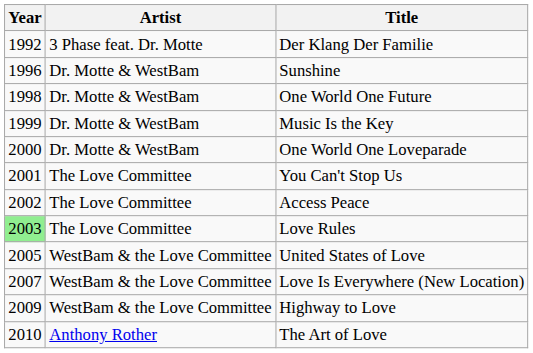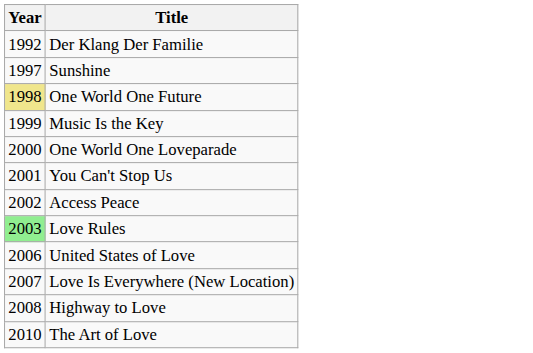- column: (160, 17)
(25, 70) 1996 -> (25, 70) 1997
(25, 96) no background -> (25, 96) khaki background
(25, 255) 2005 -> (25, 255) 2006
(25, 307) 2009 -> (25, 307) 2008
